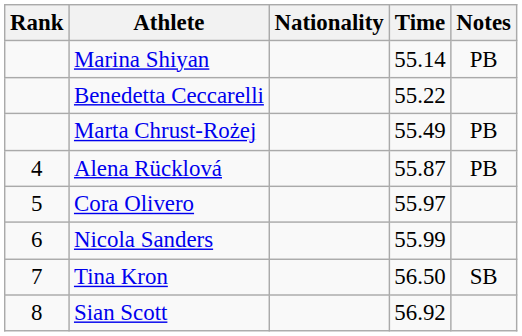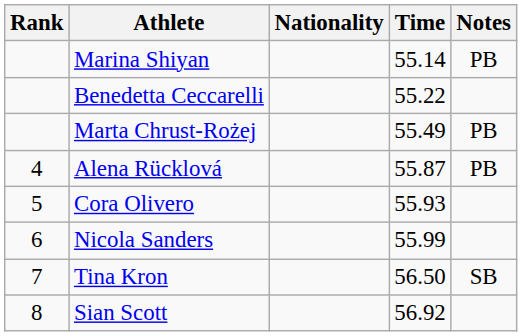(420, 204) 55.97 -> (420, 204) 55.93
